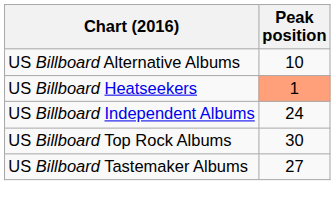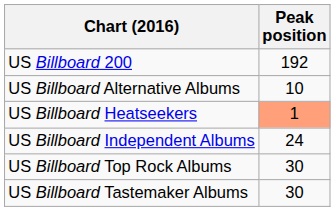+ row: (70, 62)
(294, 166) 27 -> (294, 192) 30
